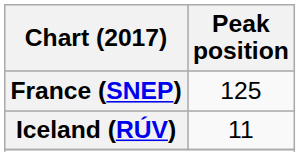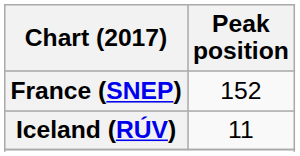(241, 90) 125 -> (241, 90) 152
